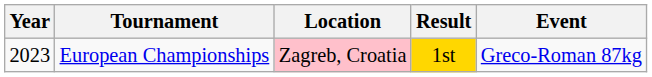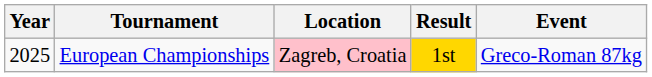(30, 55) 2023 -> (30, 55) 2025
